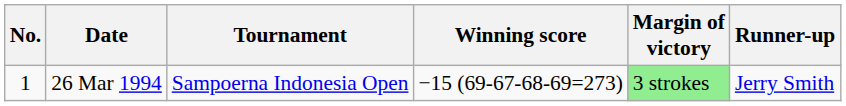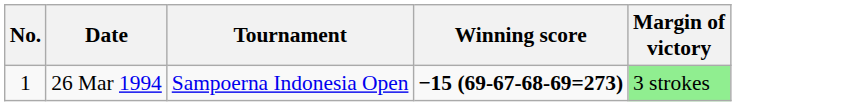- column: (785, 35)
(521, 83) normal -> (521, 83) bold
